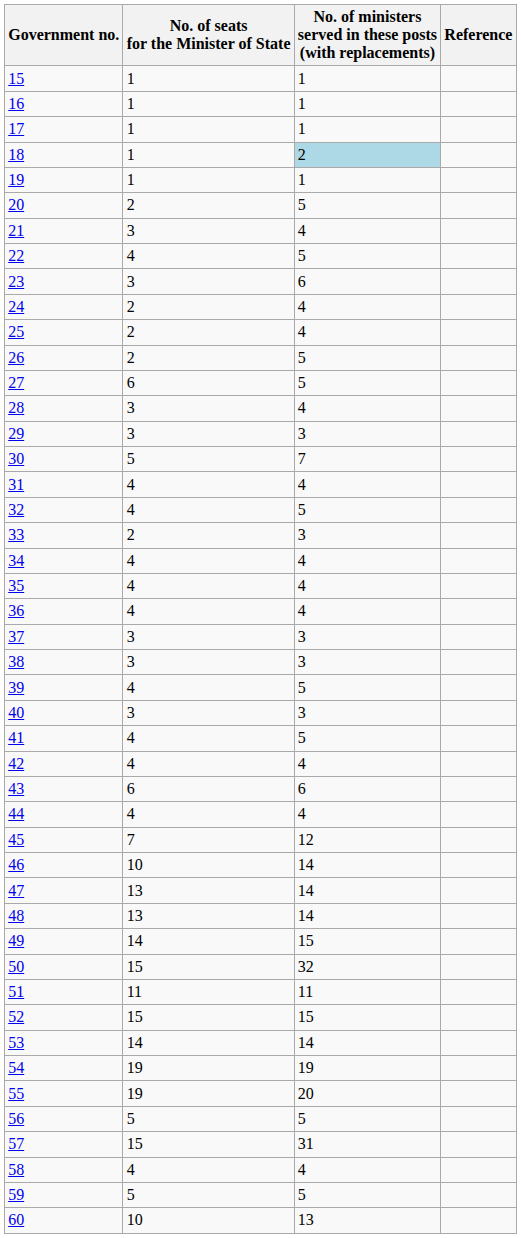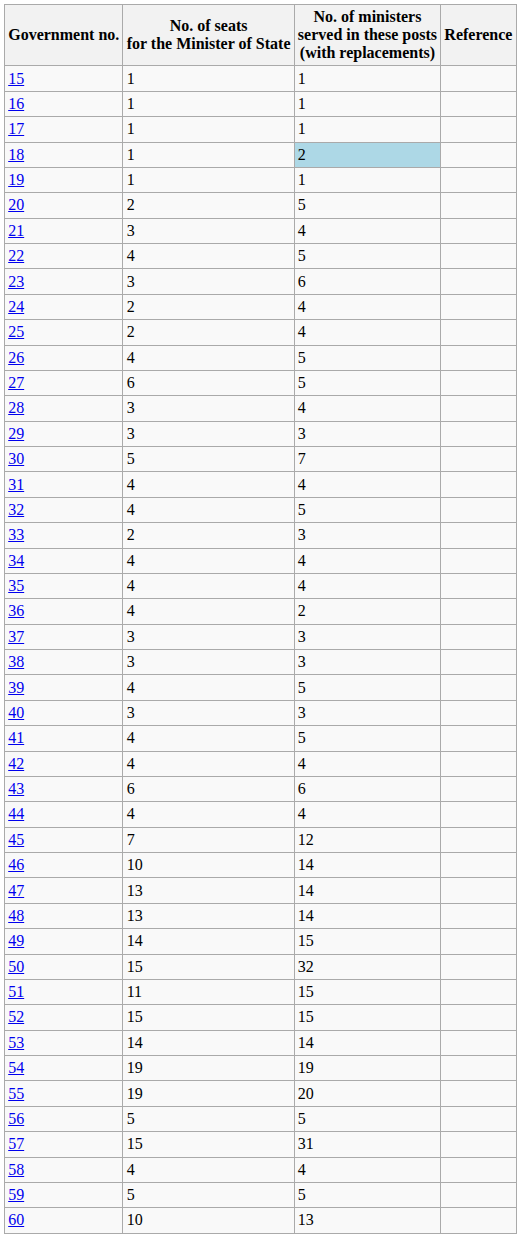(131, 357) 2 -> (131, 357) 4
(302, 611) 4 -> (302, 611) 2
(306, 992) 11 -> (306, 992) 15
